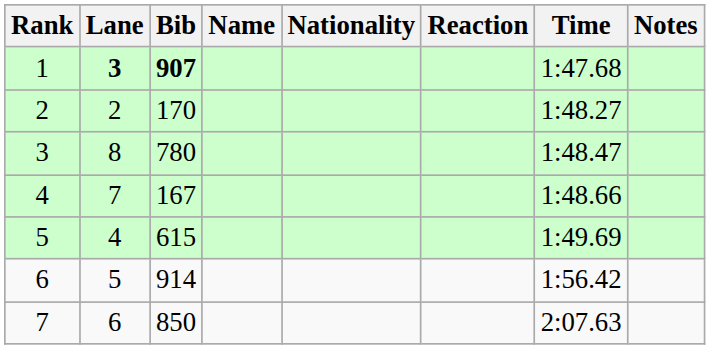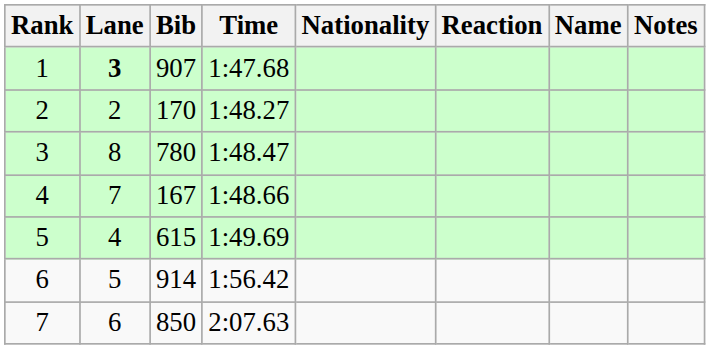columns swapped: (242, 25) <-> (581, 25)
(176, 68) bold -> (176, 68) normal
